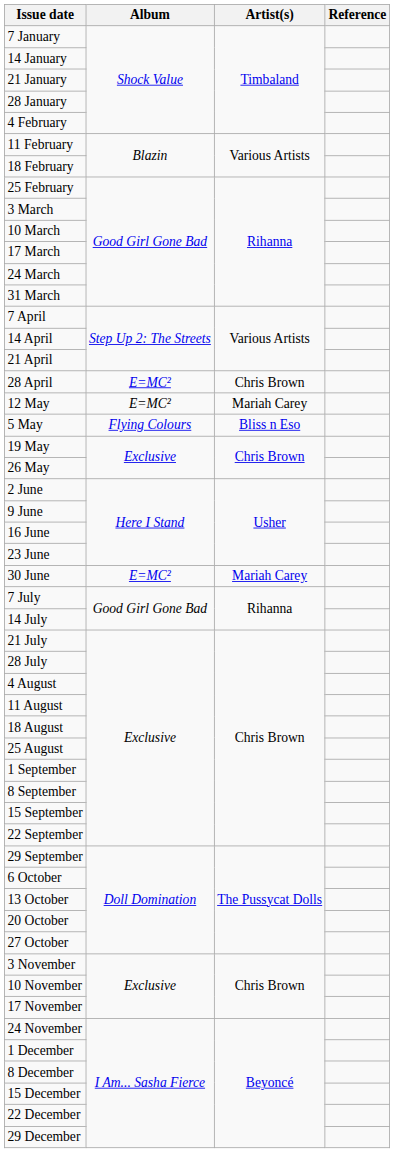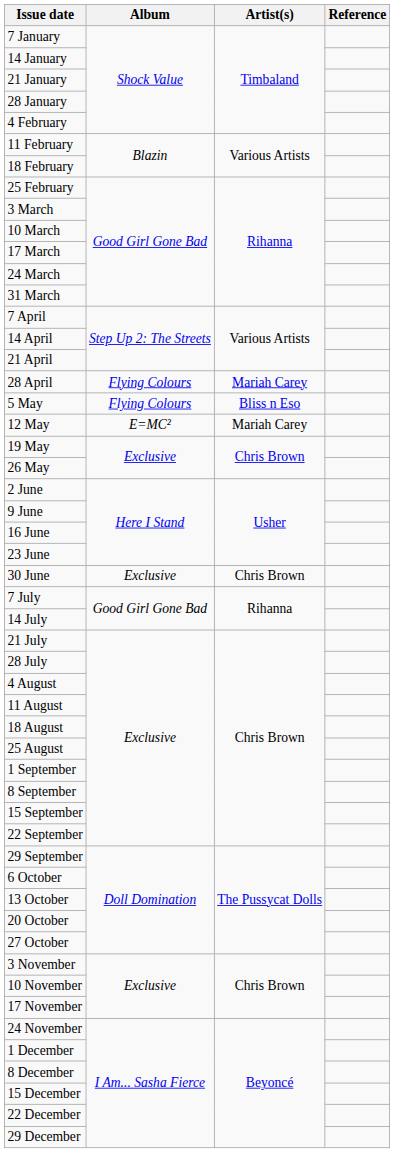(150, 381) E=MC² -> (150, 381) Flying Colours
(270, 381) Chris Brown -> (270, 381) Mariah Carey
rows swapped: (25, 425) <-> (29, 403)
(150, 576) E=MC² -> (150, 576) Exclusive
(270, 576) Mariah Carey -> (270, 576) Chris Brown
